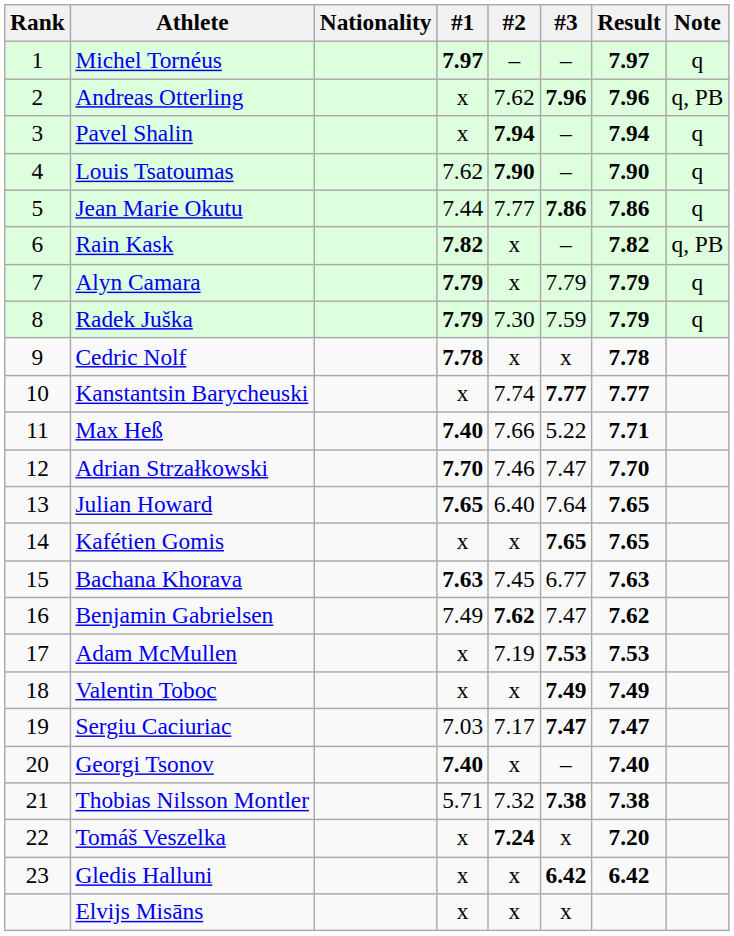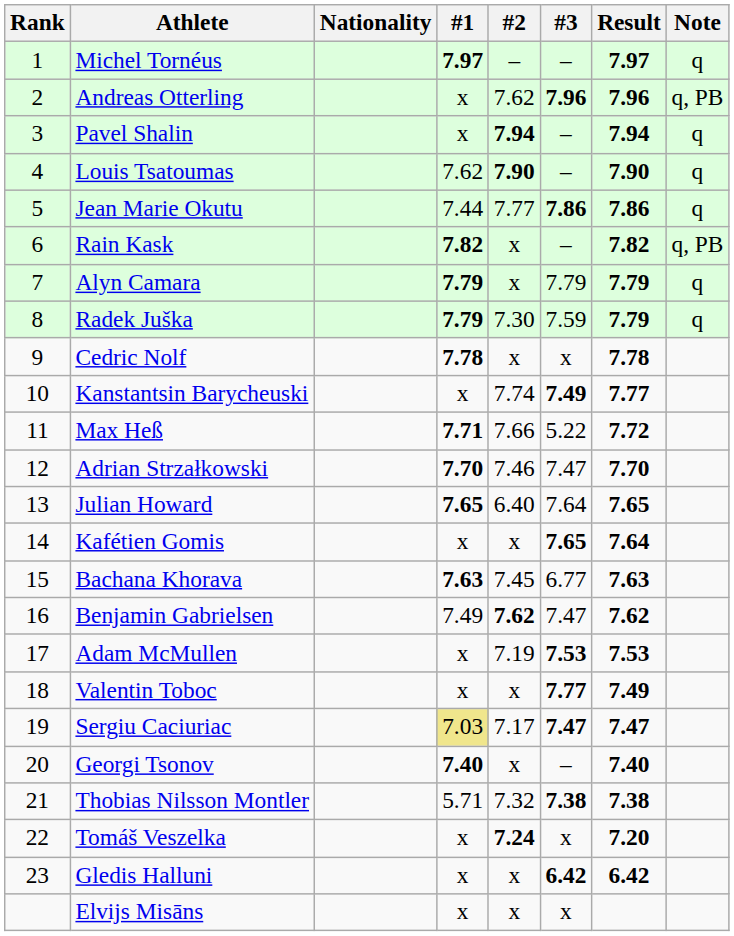(566, 393) 7.77 -> (566, 393) 7.49
(463, 430) 7.40 -> (463, 430) 7.71
(629, 430) 7.71 -> (629, 430) 7.72
(629, 541) 7.65 -> (629, 541) 7.64
(566, 689) 7.49 -> (566, 689) 7.77
(463, 726) no background -> (463, 726) khaki background
